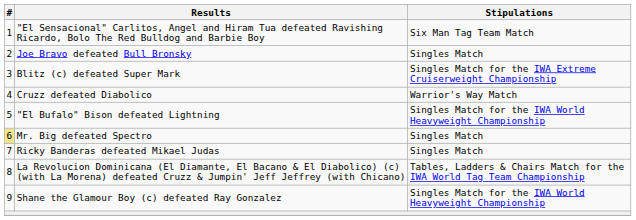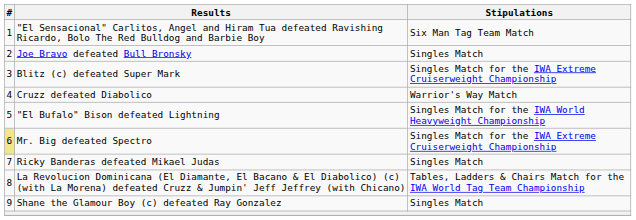(447, 136) Singles Match -> (503, 141) Singles Match for the IWA Extreme Cruiserweight Championship
(497, 198) Singles Match for the IWA World Heavyweight Championship -> (447, 203) Singles Match
